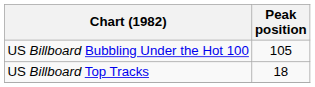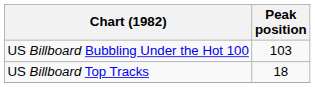(281, 51) 105 -> (281, 51) 103
